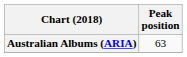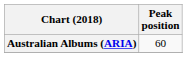(161, 43) 63 -> (161, 43) 60
